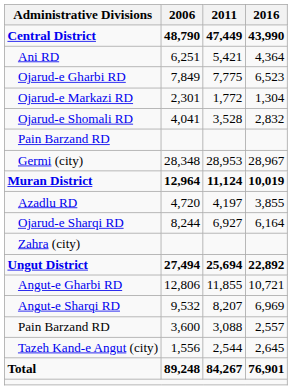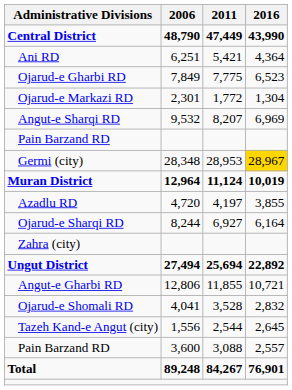rows swapped: (76, 118) <-> (69, 306)
(266, 160) no background -> (266, 160) gold background
rows swapped: (64, 327) <-> (88, 347)
